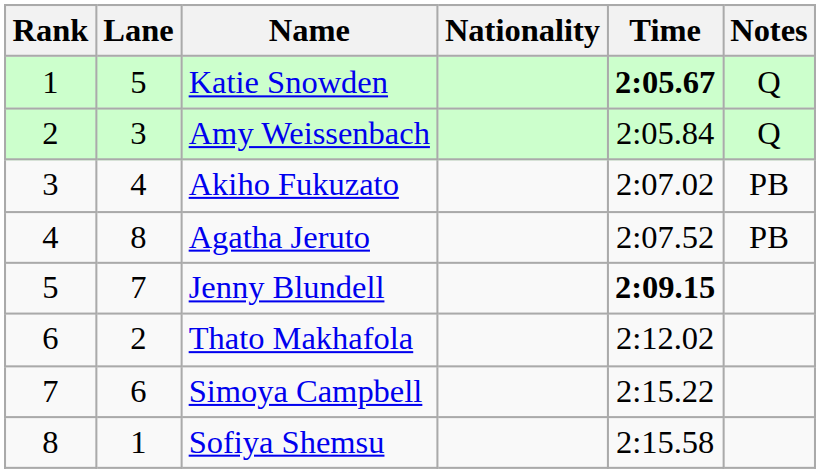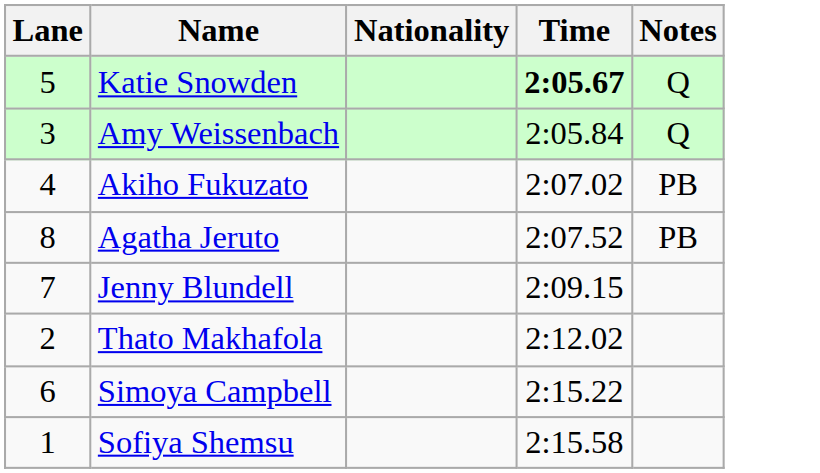- column: (50, 30)
(665, 287) bold -> (574, 287) normal
